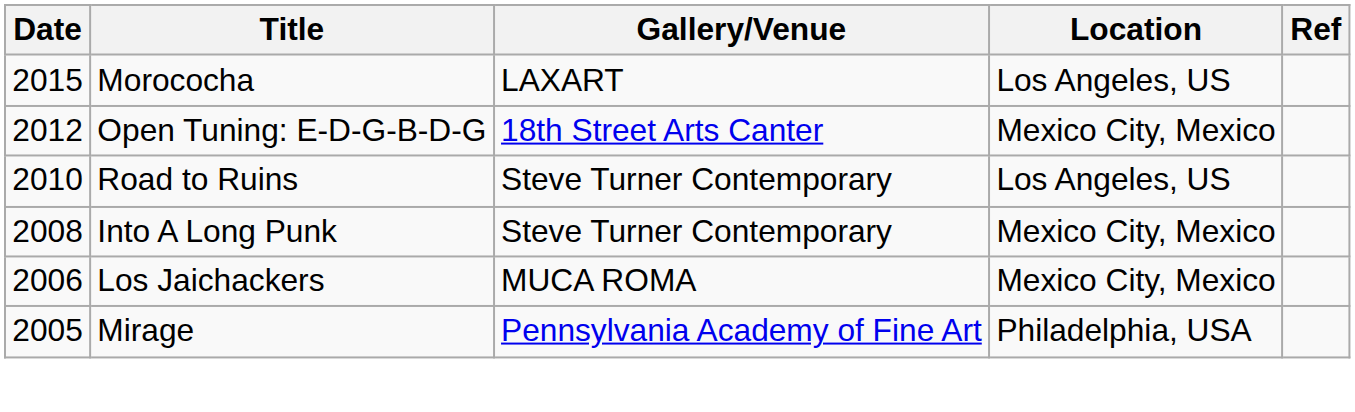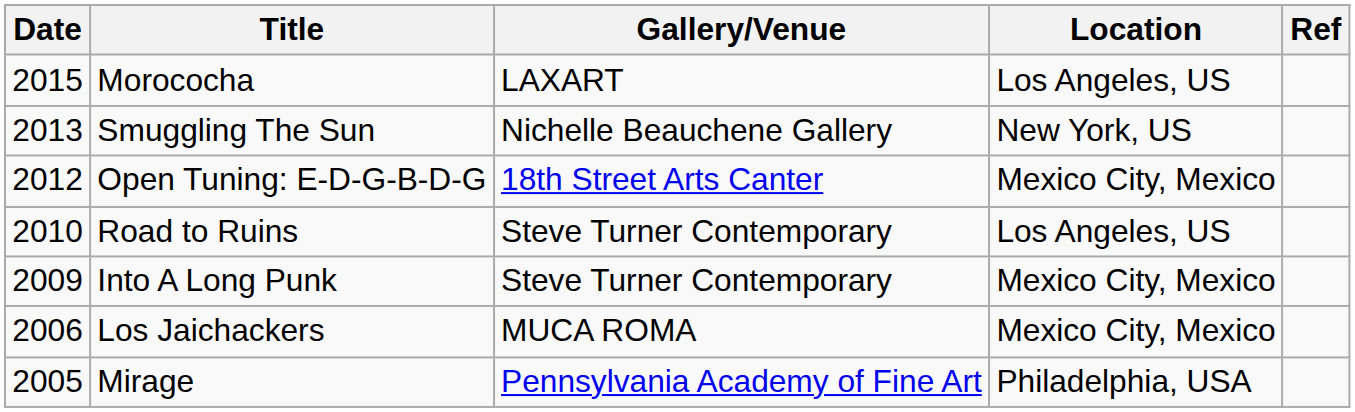+ row: (236, 130)
(48, 230) 2008 -> (48, 280) 2009
